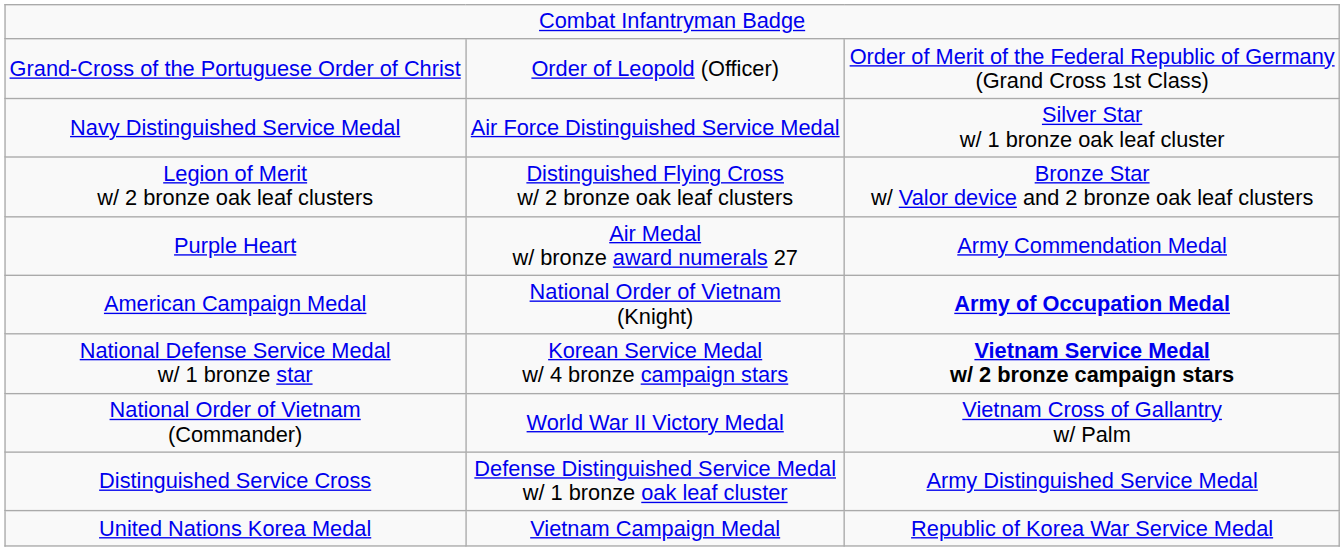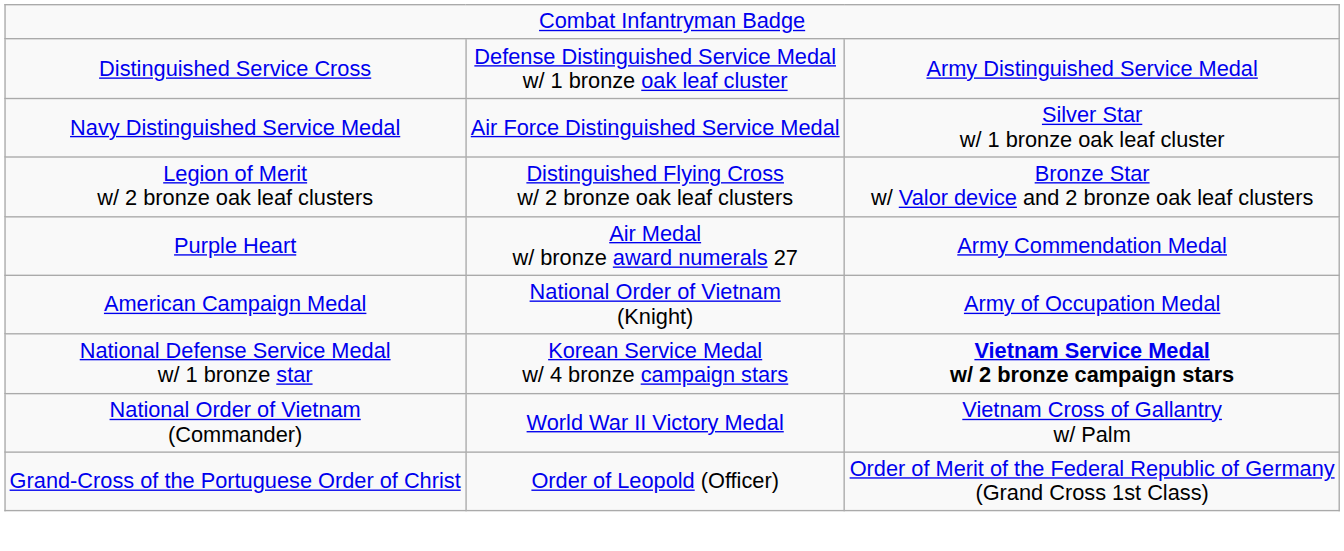rows swapped: (235, 481) <-> (235, 68)
(1092, 304) bold -> (1092, 304) normal
- row: (235, 528)
